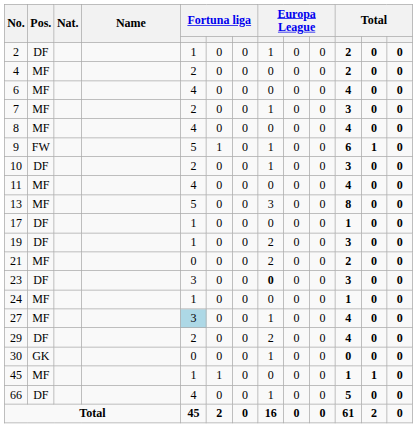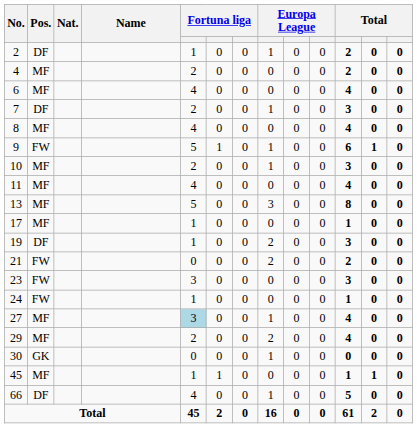(41, 109) MF -> (41, 109) DF
(41, 166) DF -> (41, 166) MF
(41, 223) DF -> (41, 223) MF
(41, 261) MF -> (41, 261) FW
(41, 280) DF -> (41, 280) FW
(271, 280) bold -> (271, 280) normal
(41, 299) MF -> (41, 299) FW
(41, 337) DF -> (41, 337) MF
